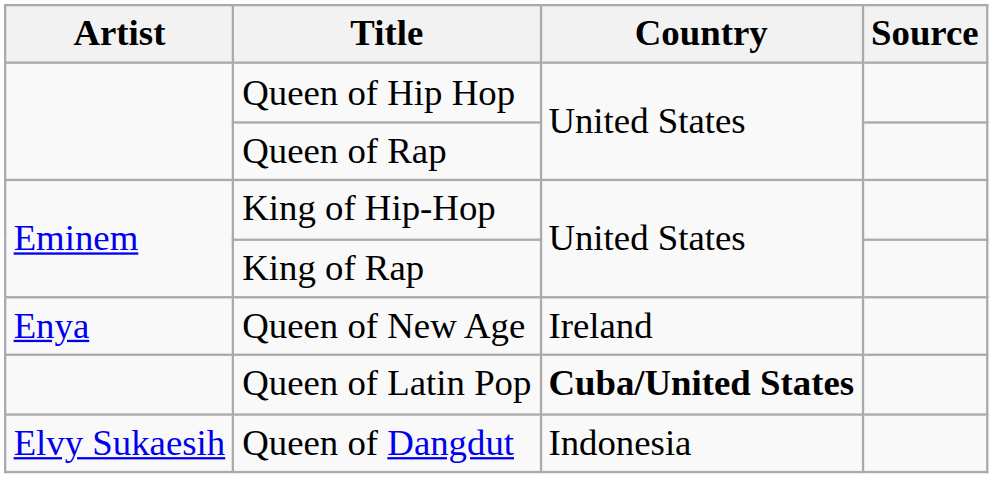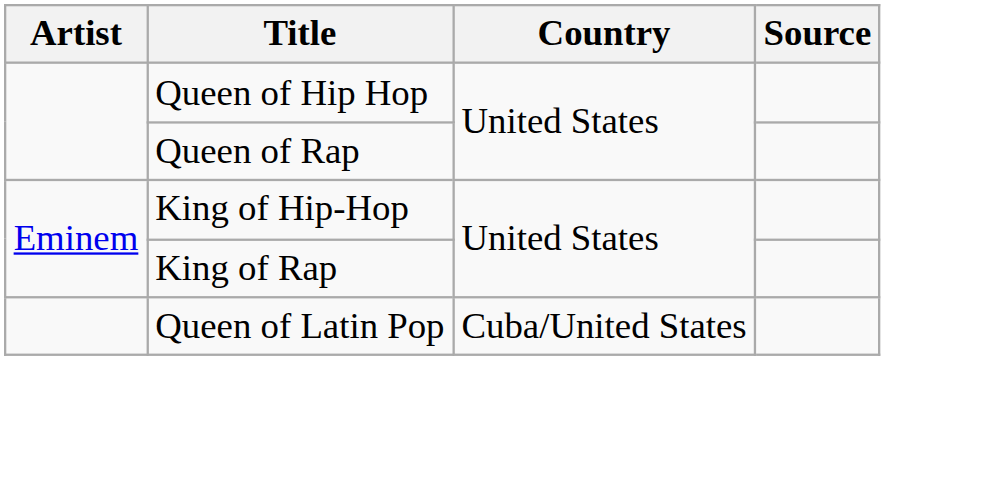- row: (384, 325)
(701, 383) bold -> (604, 325) normal
- row: (378, 442)
